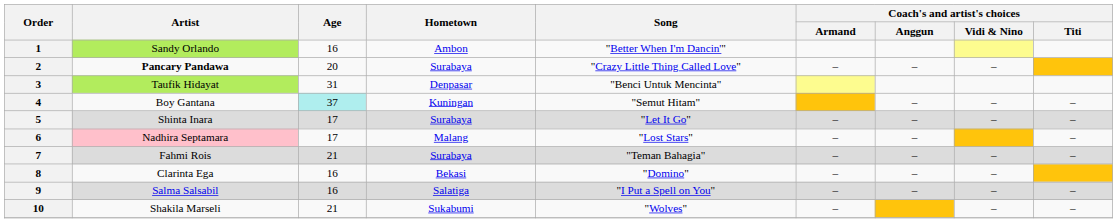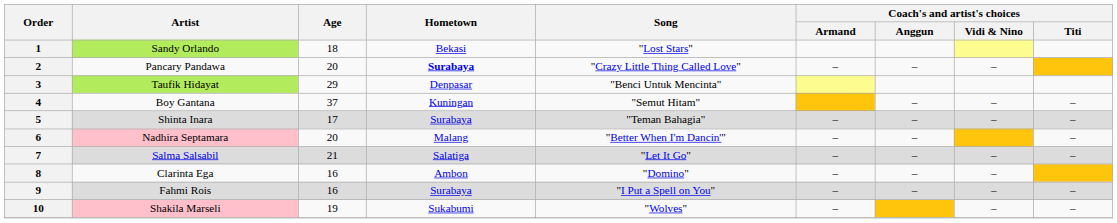(332, 48) 16 -> (332, 48) 18
(451, 48) Ambon -> (451, 48) Bekasi
(666, 48) "Better When I'm Dancin'" -> (666, 48) "Lost Stars"
(185, 66) bold -> (185, 66) normal
(451, 66) normal -> (451, 66) bold
(332, 84) 31 -> (332, 84) 29
(332, 102) paleturquoise background -> (332, 102) no background
(666, 119) "Let It Go" -> (666, 119) "Teman Bahagia"
(332, 137) 17 -> (332, 137) 20
(666, 137) "Lost Stars" -> (666, 137) "Better When I'm Dancin'"
(185, 155) Fahmi Rois -> (185, 155) Salma Salsabil
(451, 155) Surabaya -> (451, 155) Salatiga
(666, 155) "Teman Bahagia" -> (666, 155) "Let It Go"
(451, 173) Bekasi -> (451, 173) Ambon
(185, 191) Salma Salsabil -> (185, 191) Fahmi Rois
(451, 191) Salatiga -> (451, 191) Surabaya
(185, 208) no background -> (185, 208) pink background
(332, 208) 21 -> (332, 208) 19
